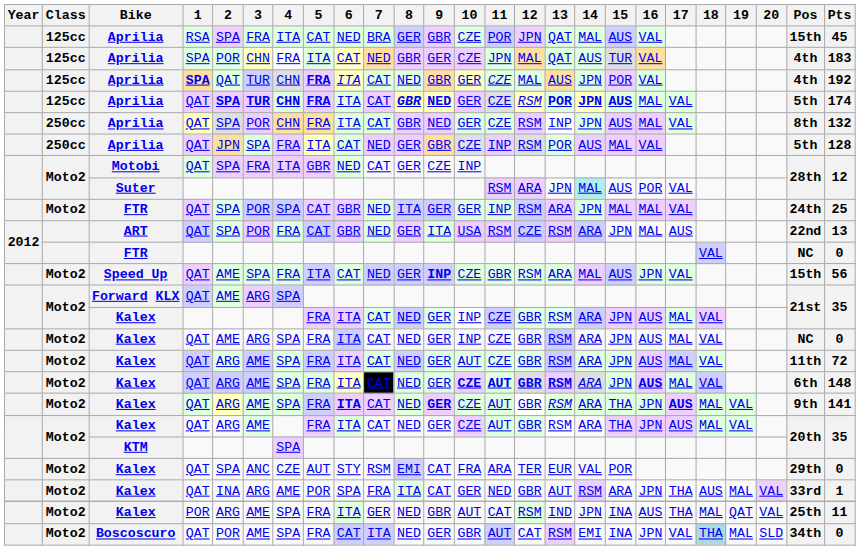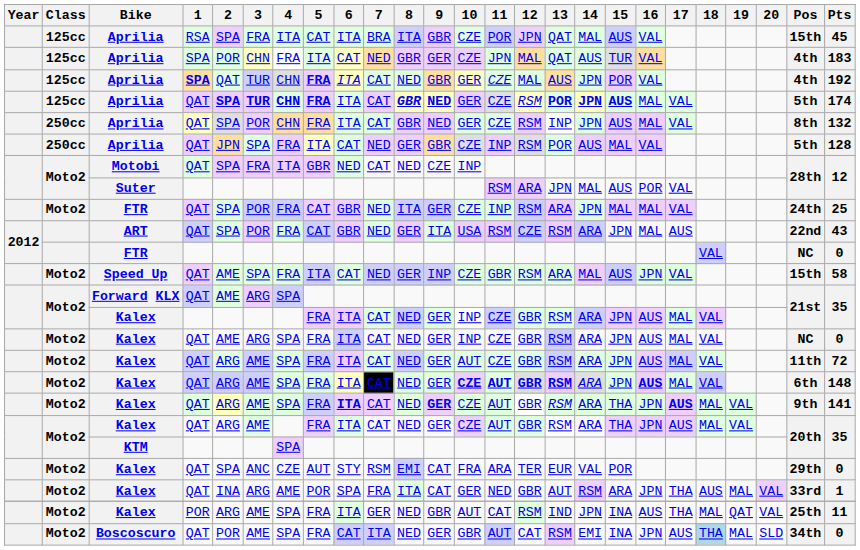(349, 37) NED -> (349, 37) ITA
(409, 37) GER -> (409, 37) ITA
(409, 167) GER -> (409, 167) NED
(590, 188) paleturquoise background -> (590, 188) no background
(288, 210) SPA -> (288, 210) FRA
(469, 210) GER -> (469, 210) CZE
(840, 231) 13 -> (840, 231) 43
(439, 275) bold -> (439, 275) normal
(840, 275) 56 -> (840, 275) 58
(681, 534) VAL -> (681, 534) AUS
